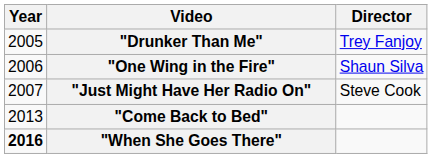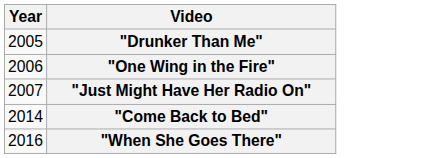- column: (382, 16)
(26, 116) 2013 -> (26, 116) 2014
(26, 141) bold -> (26, 141) normal
